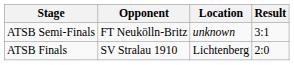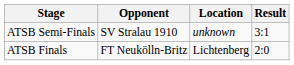(144, 32) FT Neukölln-Britz -> (139, 32) SV Stralau 1910
(139, 50) SV Stralau 1910 -> (144, 50) FT Neukölln-Britz
